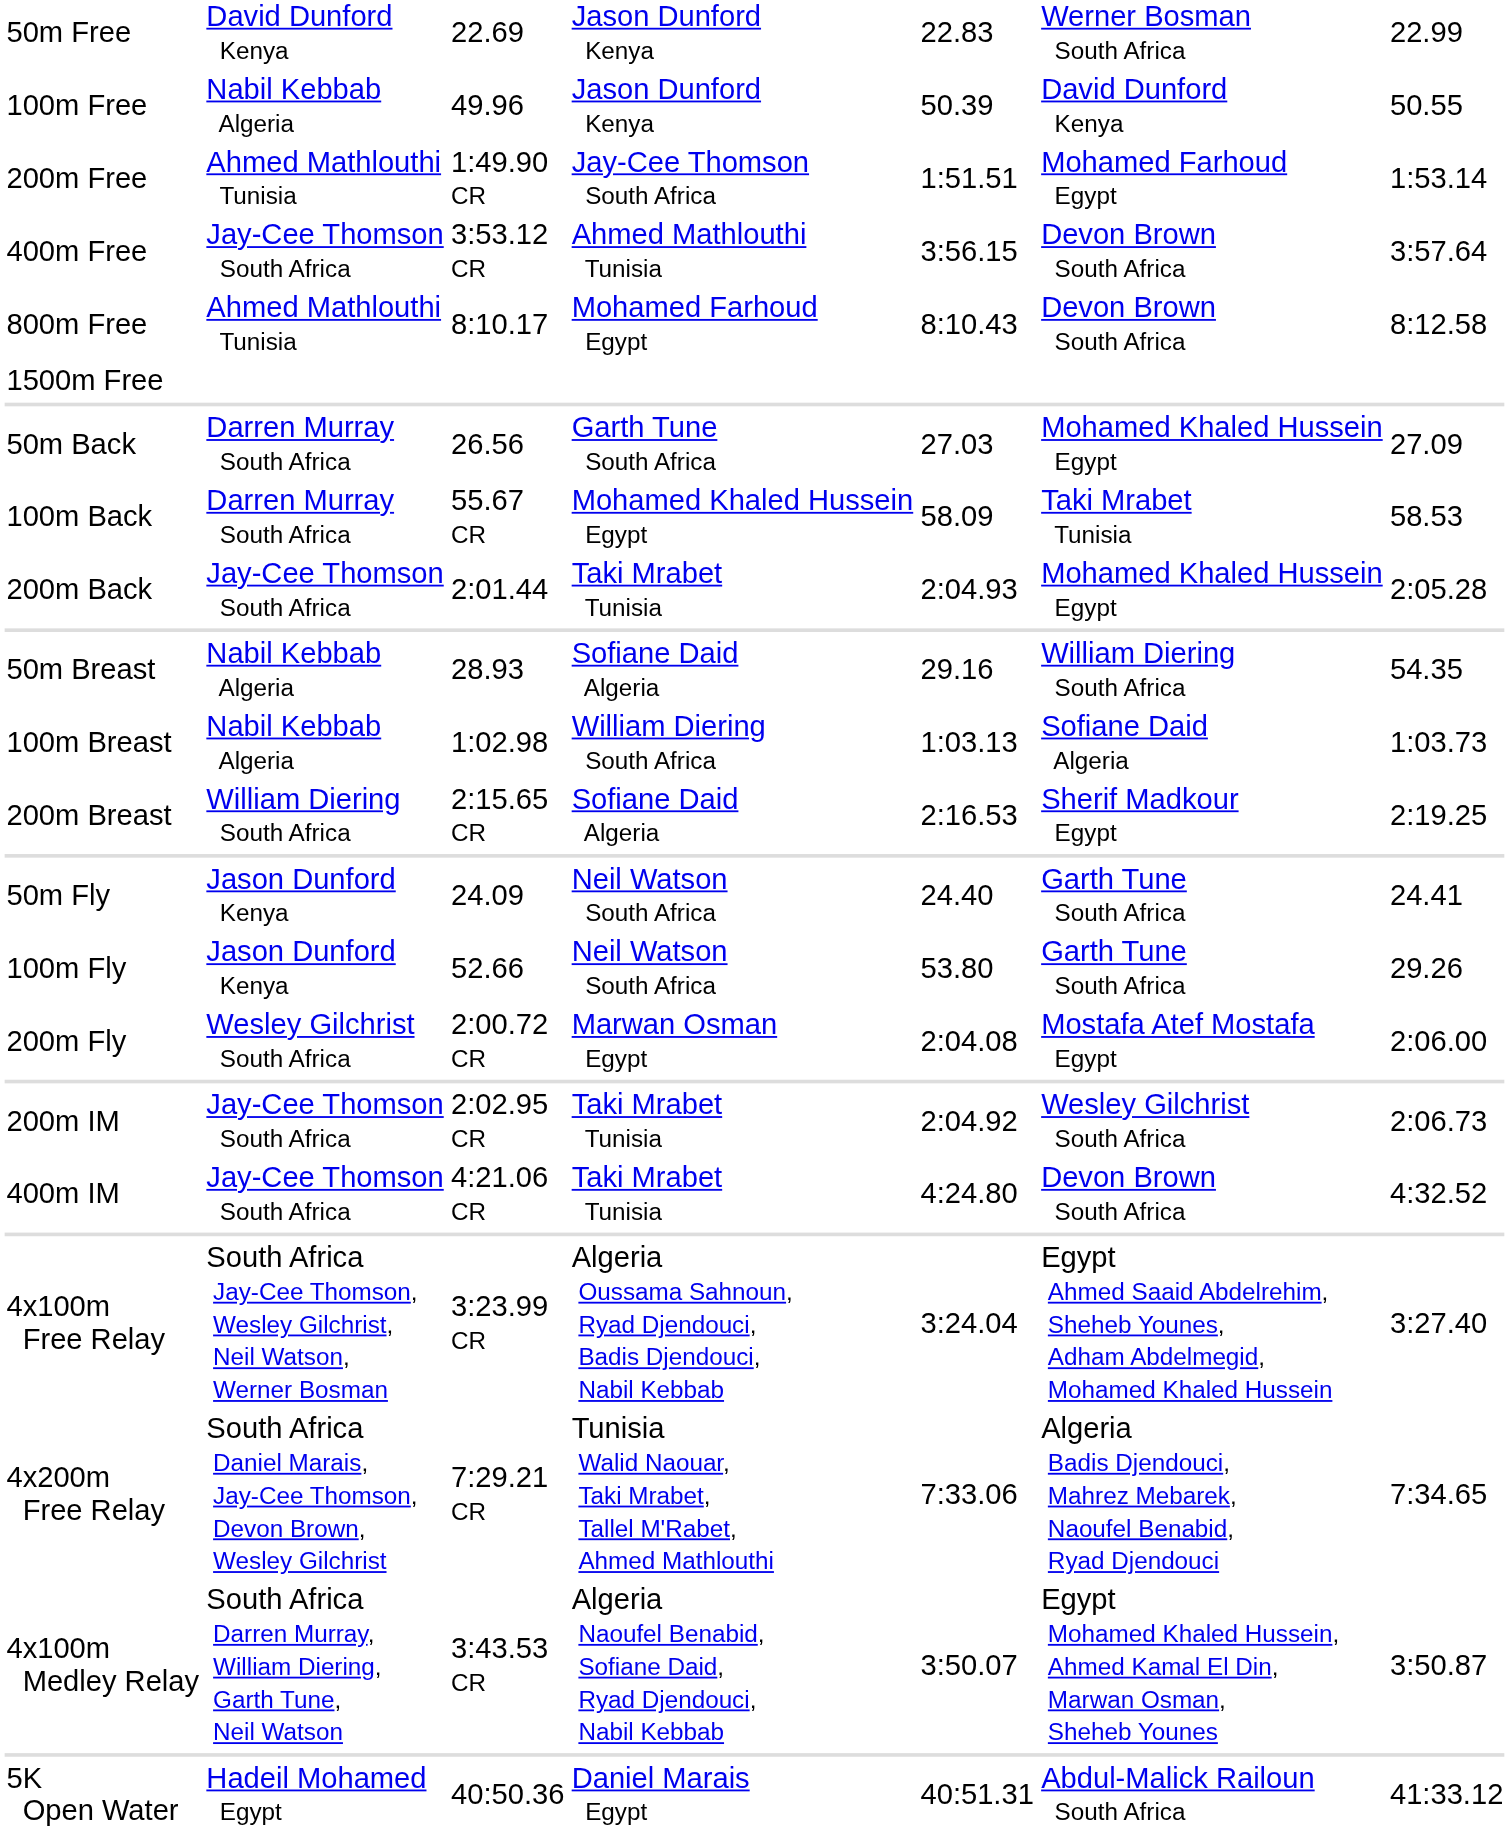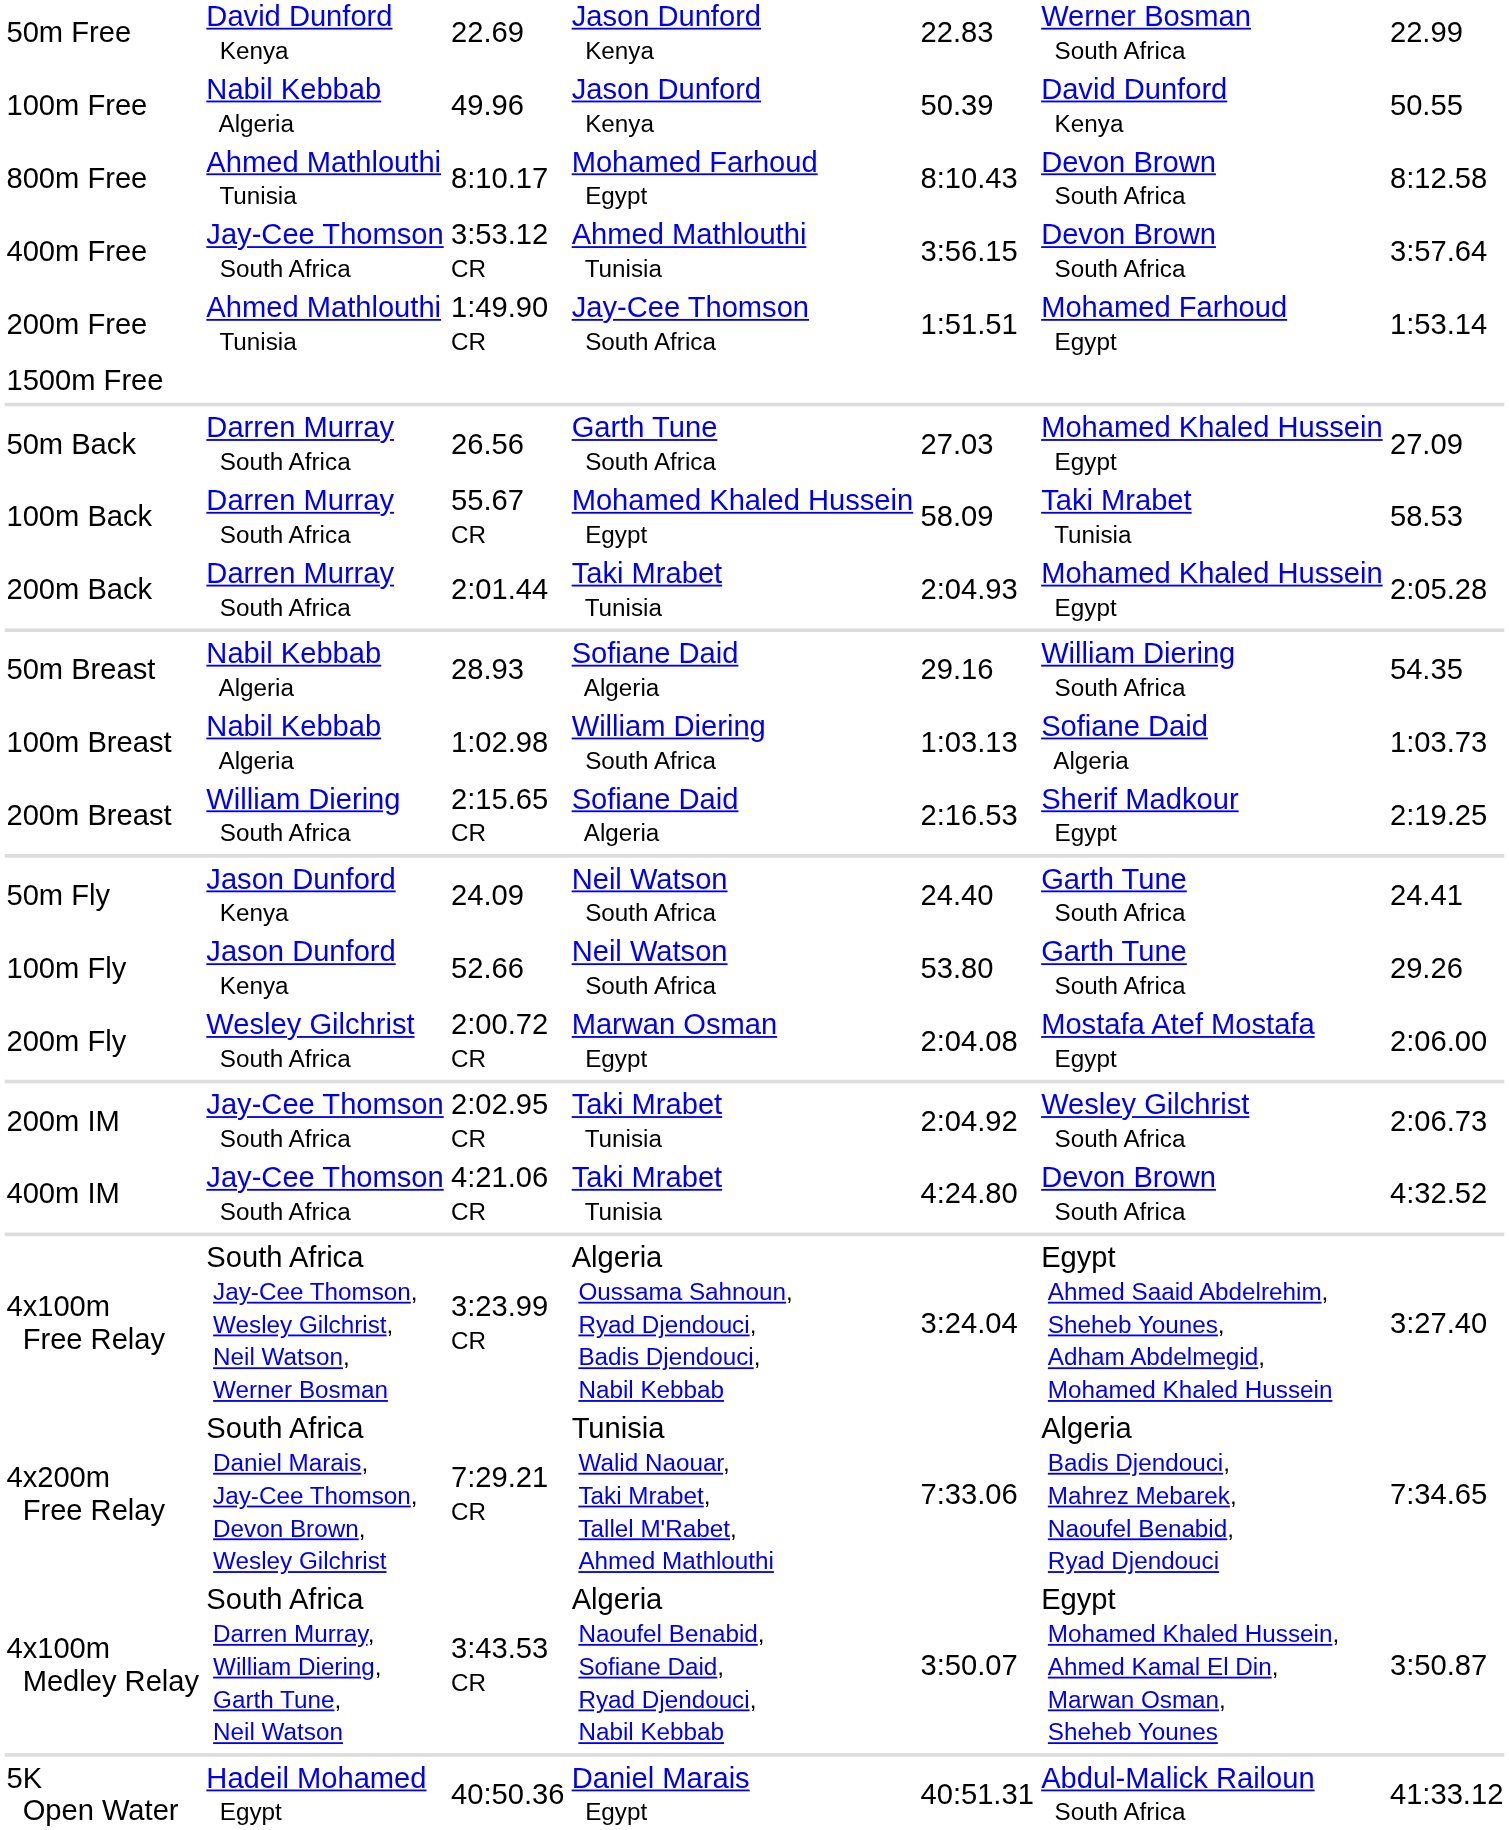rows swapped: (77, 178) <-> (77, 324)
(325, 589) Jay-Cee Thomson South Africa -> (300, 589) Darren Murray South Africa
